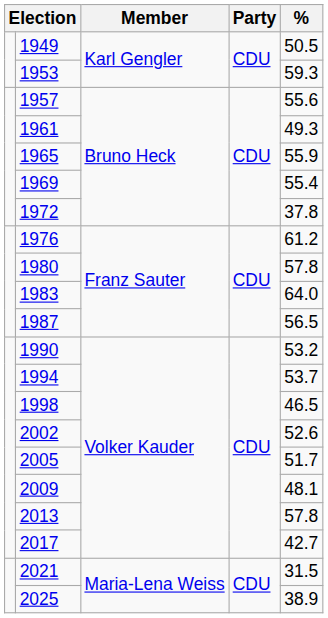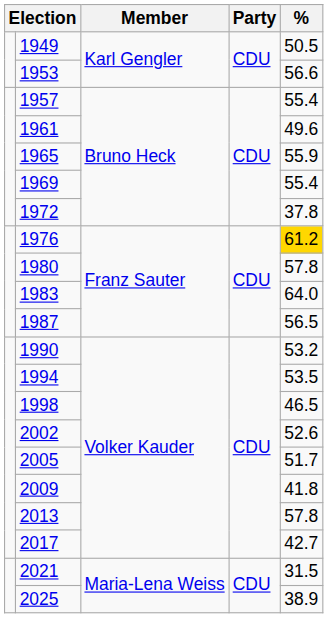(301, 73) 59.3 -> (301, 73) 56.6
(301, 101) 55.6 -> (301, 101) 55.4
(301, 128) 49.3 -> (301, 128) 49.6
(301, 239) no background -> (301, 239) gold background
(301, 377) 53.7 -> (301, 377) 53.5
(301, 488) 48.1 -> (301, 488) 41.8
